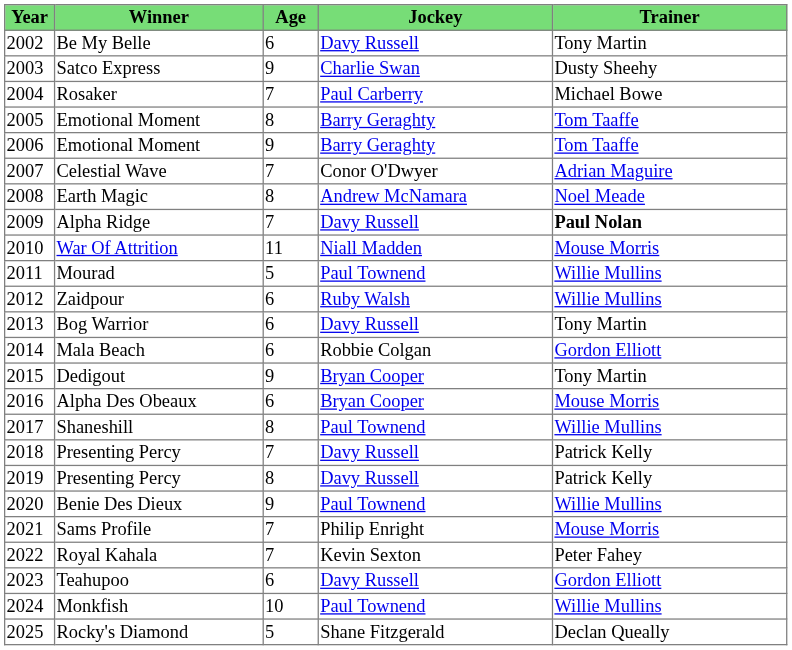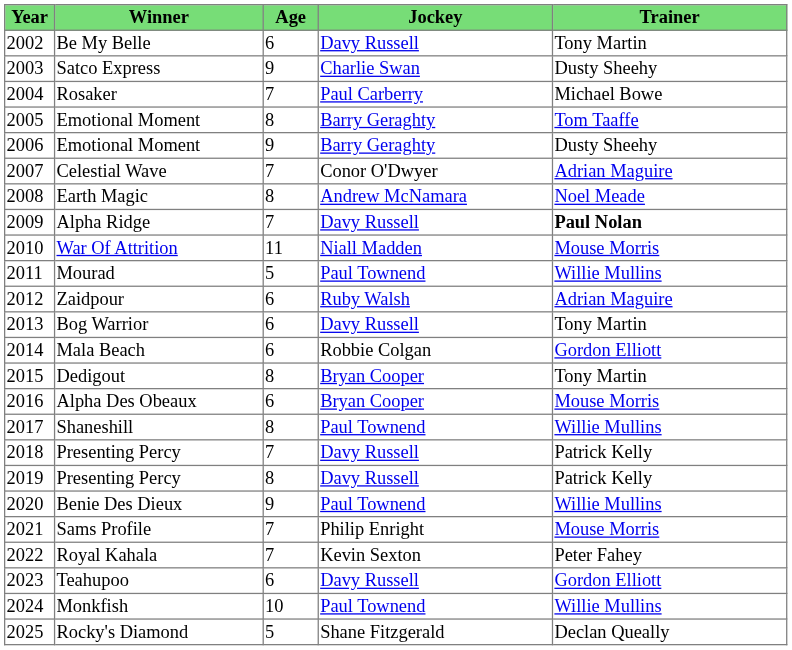(597, 145) Tom Taaffe -> (606, 145) Dusty Sheehy
(608, 298) Willie Mullins -> (613, 298) Adrian Maguire
(270, 375) 9 -> (270, 375) 8
